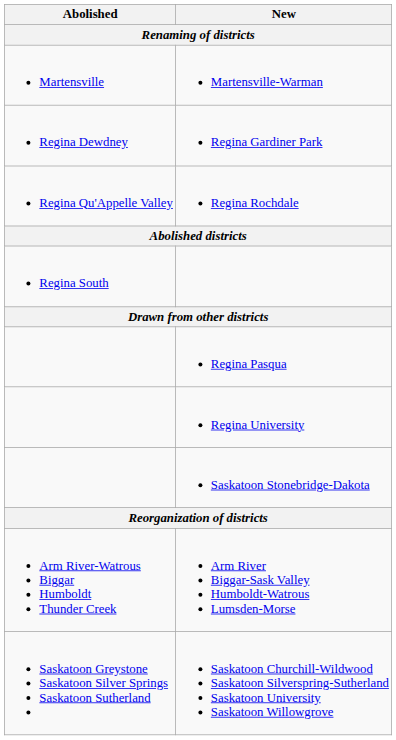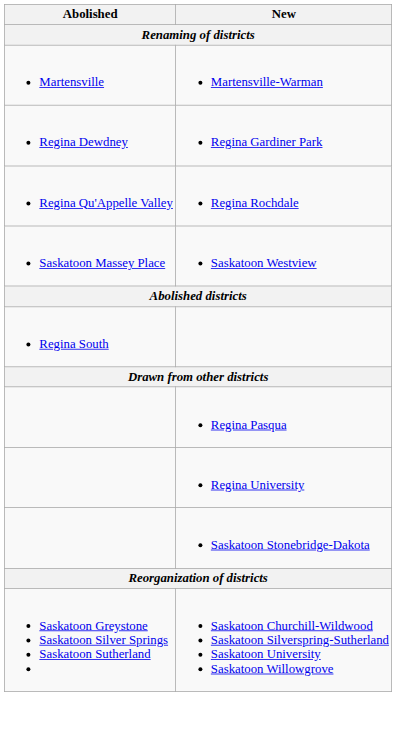+ row: (284, 263)
- row: (284, 587)
